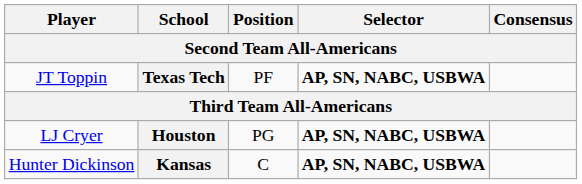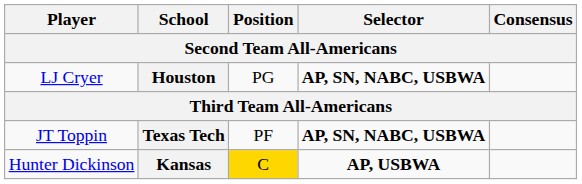rows swapped: (184, 77) <-> (184, 135)
(263, 164) no background -> (263, 164) gold background
(393, 164) AP, SN, NABC, USBWA -> (393, 164) AP, USBWA
